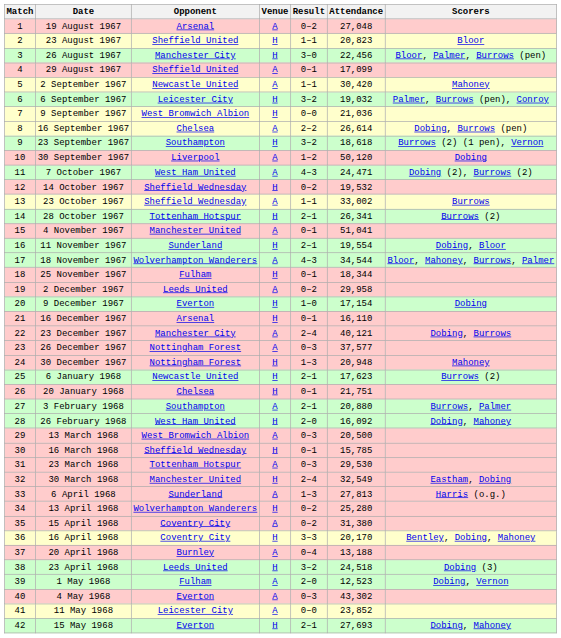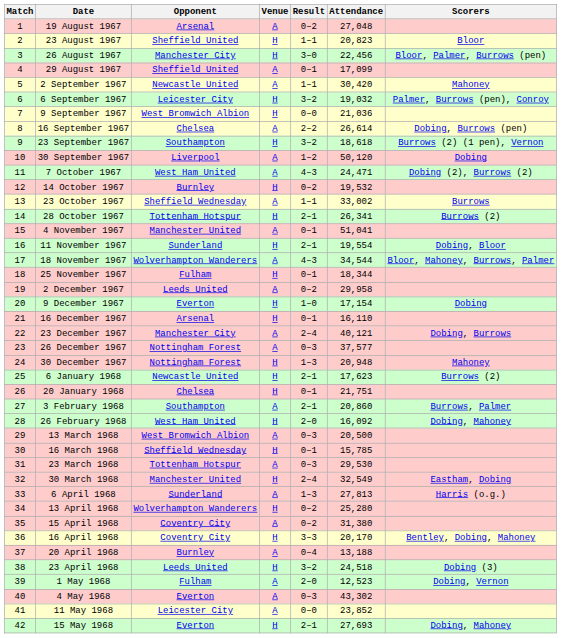(195, 187) Sheffield Wednesday -> (195, 187) Burnley
(356, 406) 20,880 -> (356, 406) 20,860
